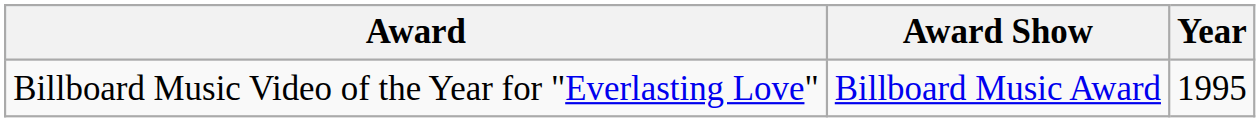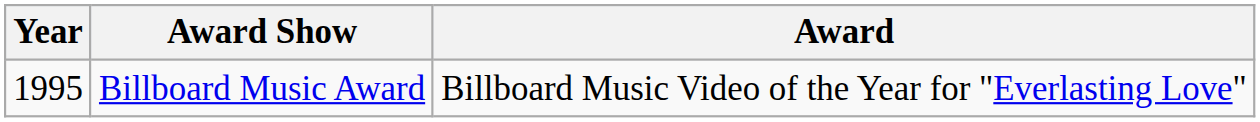columns swapped: (1212, 32) <-> (416, 32)
